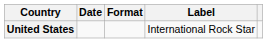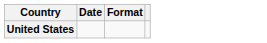- column: (201, 12)
